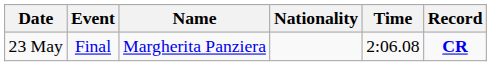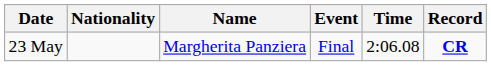columns swapped: (93, 18) <-> (316, 18)
